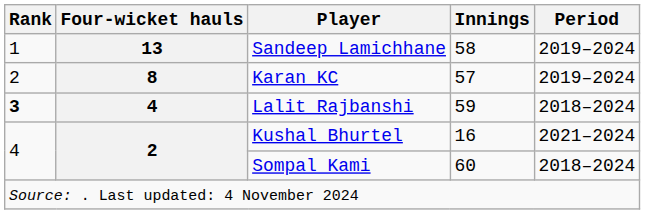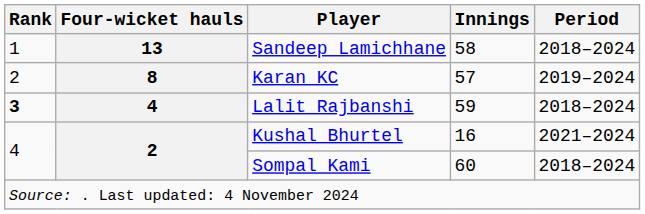(587, 49) 2019–2024 -> (587, 49) 2018–2024
